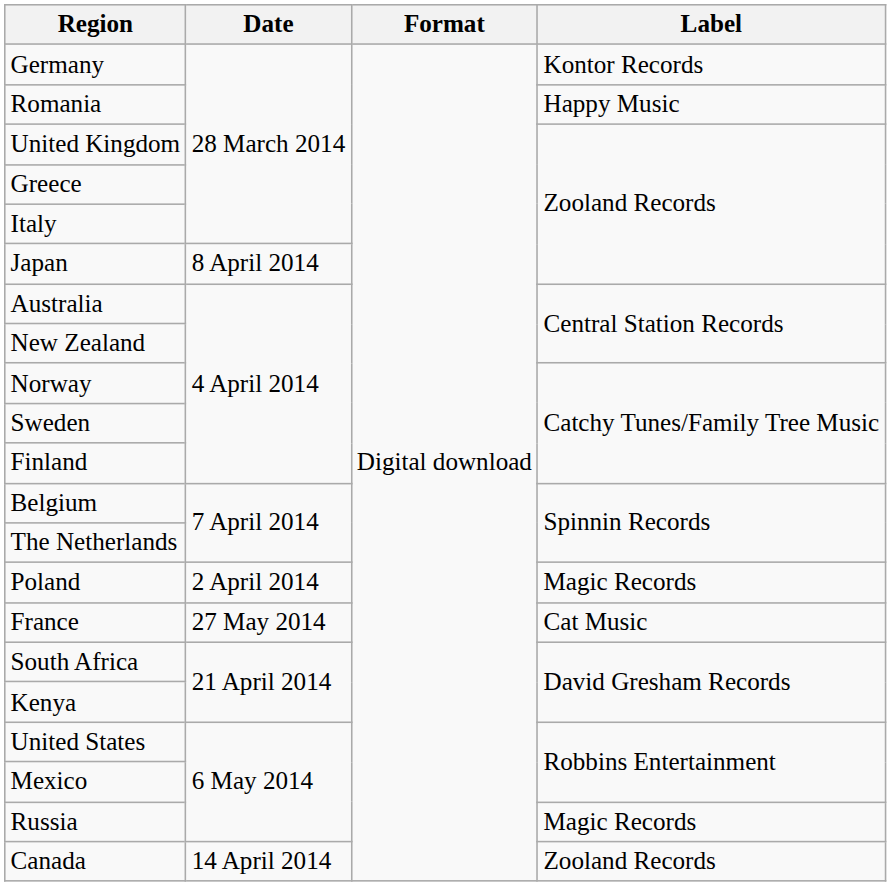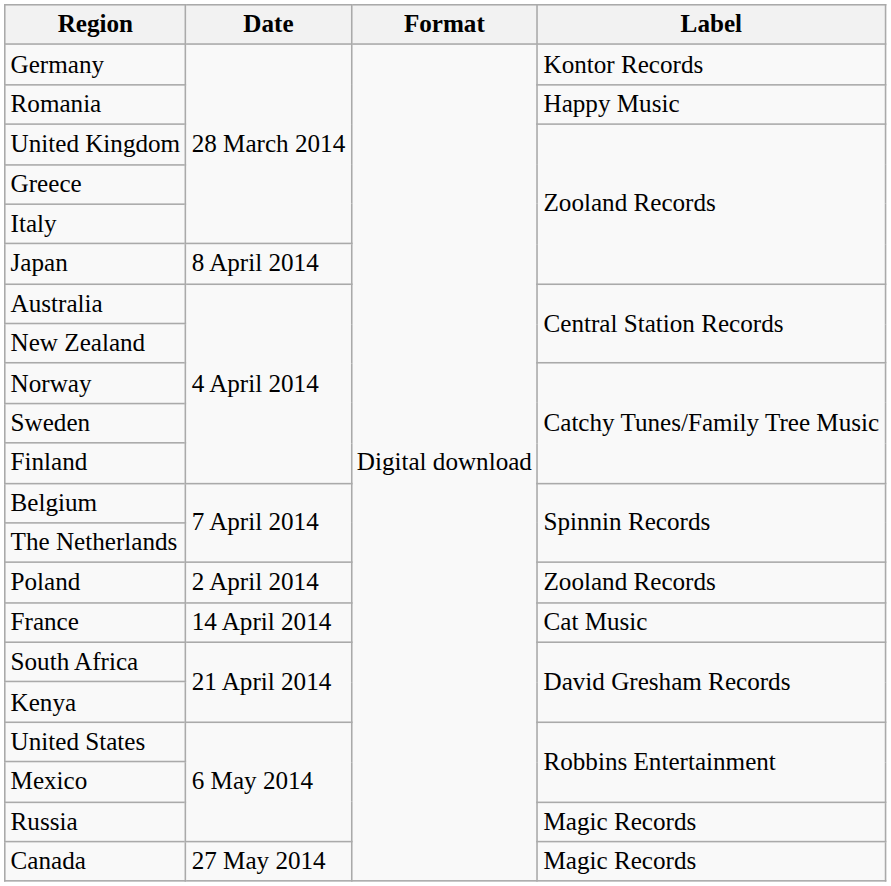(620, 582) Magic Records -> (630, 582) Zooland Records
(259, 622) 27 May 2014 -> (261, 622) 14 April 2014
(261, 861) 14 April 2014 -> (259, 861) 27 May 2014
(630, 861) Zooland Records -> (620, 861) Magic Records
